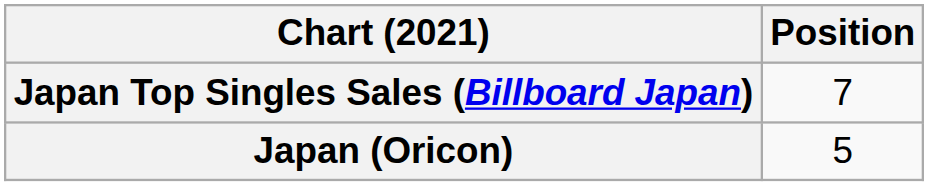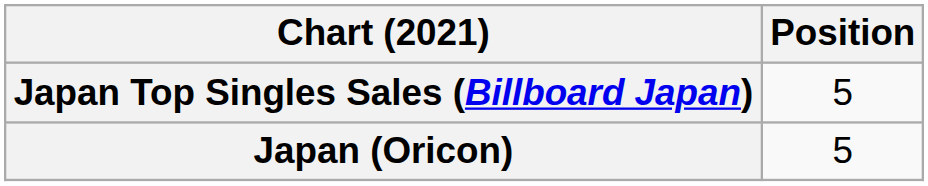(843, 92) 7 -> (843, 92) 5
